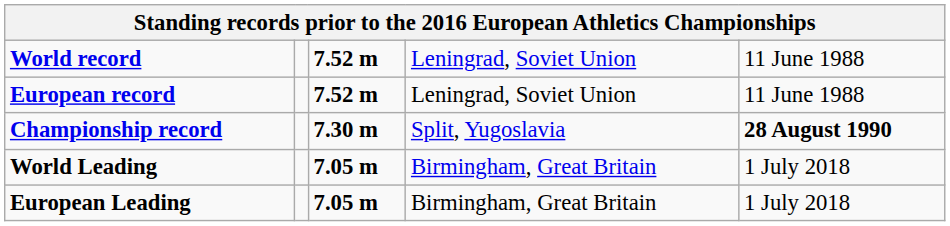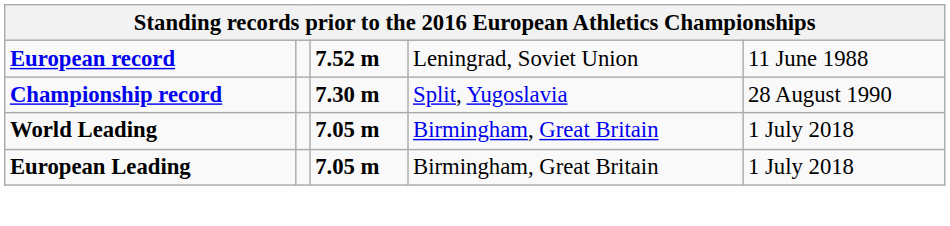- row: (76, 58)
(818, 130) bold -> (820, 94) normal
